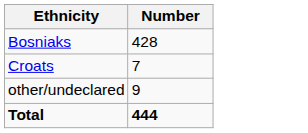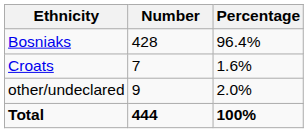+ column: (258, 16)
